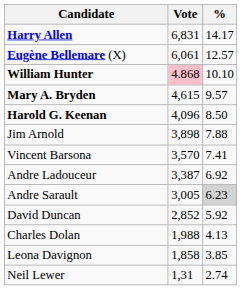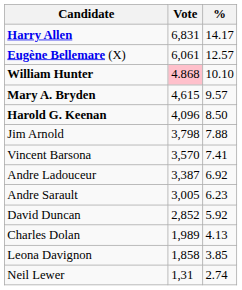(185, 134) 3,898 -> (185, 134) 3,798
(216, 194) lightgrey background -> (216, 194) no background
(185, 235) 1,988 -> (185, 235) 1,989
